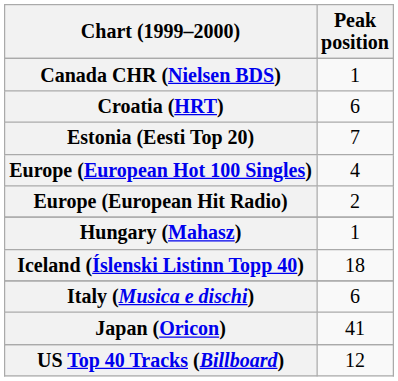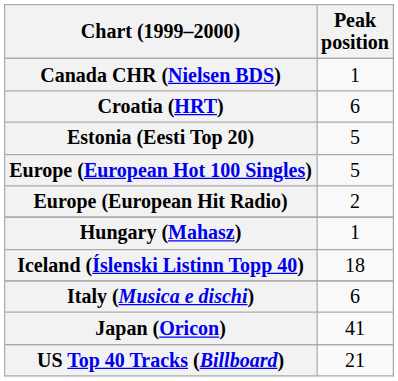(355, 138) 7 -> (355, 138) 5
(355, 169) 4 -> (355, 169) 5
(355, 360) 12 -> (355, 360) 21
